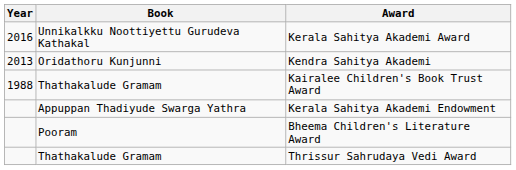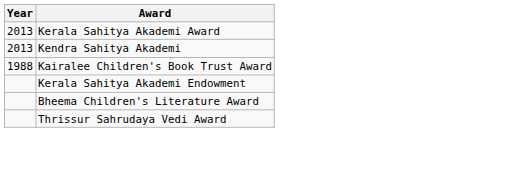- column: (161, 13)
(20, 37) 2016 -> (20, 31) 2013
